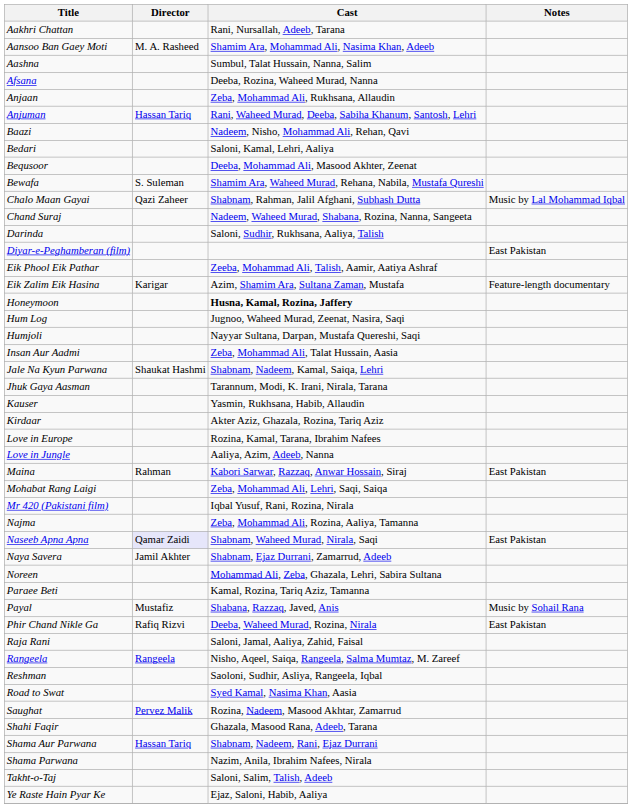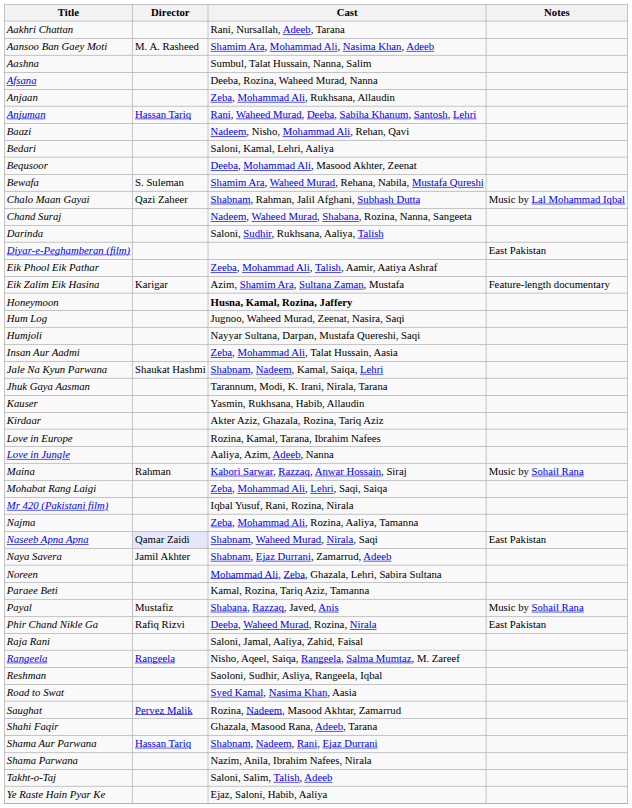(517, 472) East Pakistan -> (536, 472) Music by Sohail Rana
